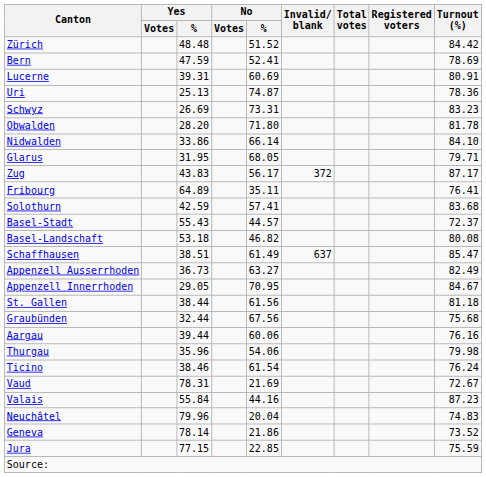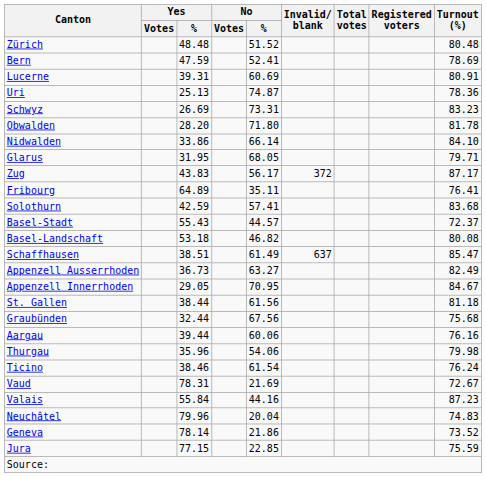(464, 45) 84.42 -> (464, 45) 80.48
